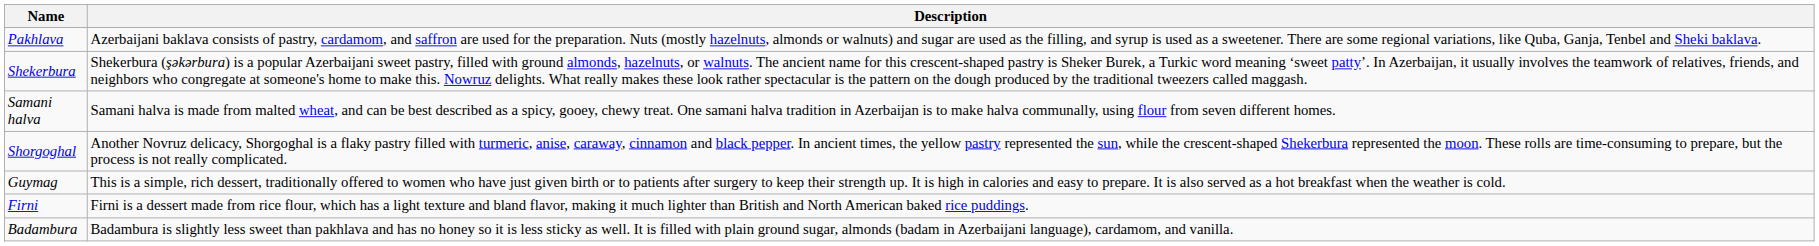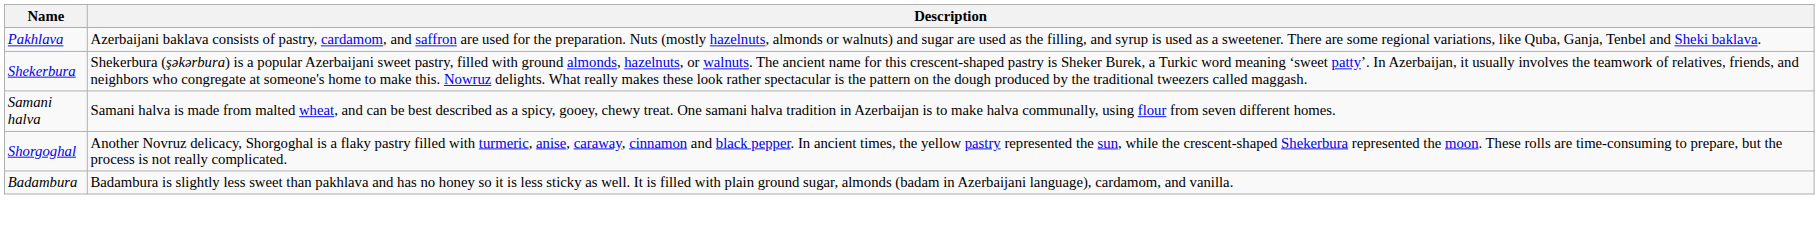- row: (33, 182)
- row: (23, 205)
